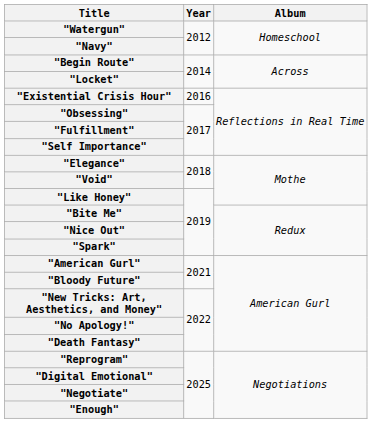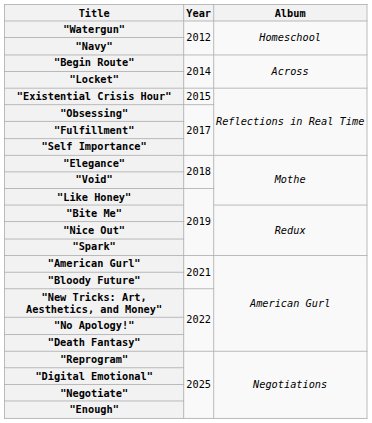(199, 96) 2016 -> (199, 96) 2015
